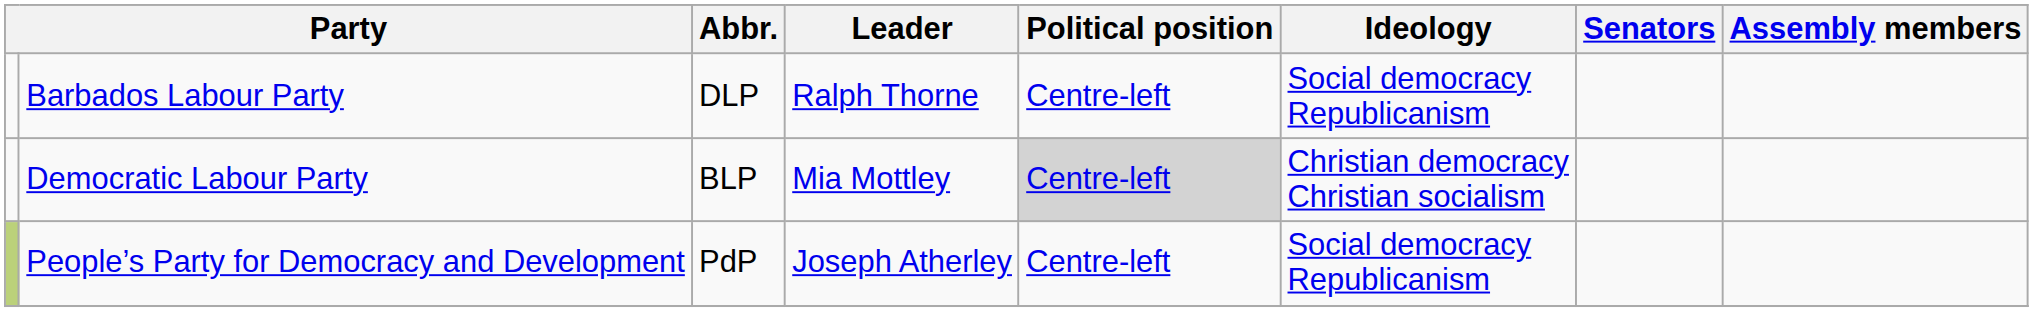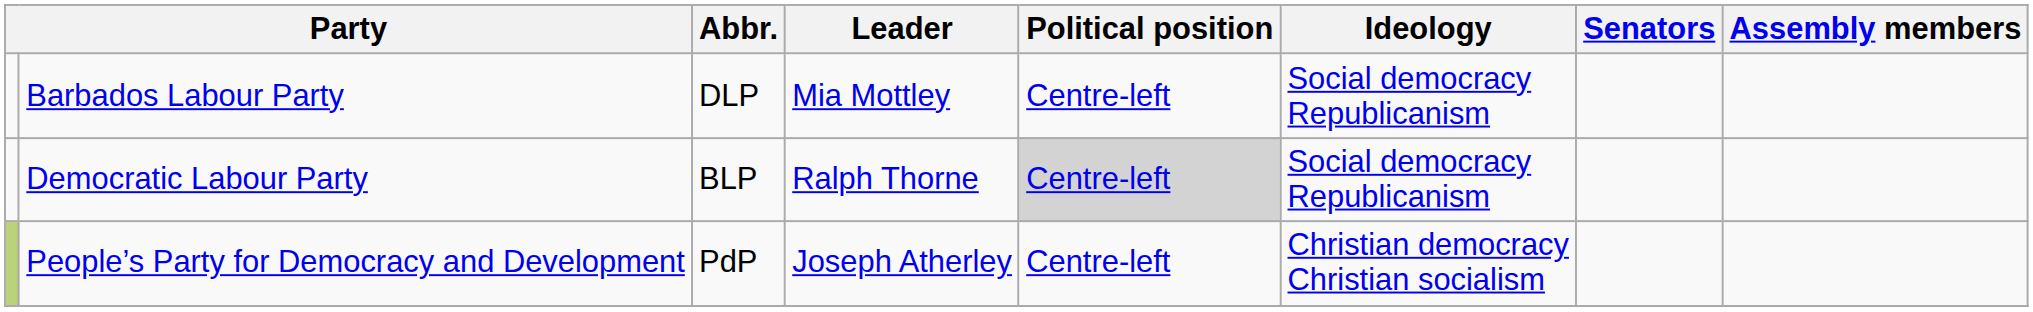(885, 95) Ralph Thorne -> (871, 95) Mia Mottley
(871, 179) Mia Mottley -> (885, 179) Ralph Thorne
(1428, 179) Christian democracy Christian socialism -> (1409, 179) Social democracy Republicanism
(1409, 262) Social democracy Republicanism -> (1428, 262) Christian democracy Christian socialism
